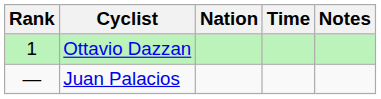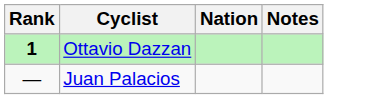- column: (288, 19)
(32, 49) normal -> (32, 49) bold
